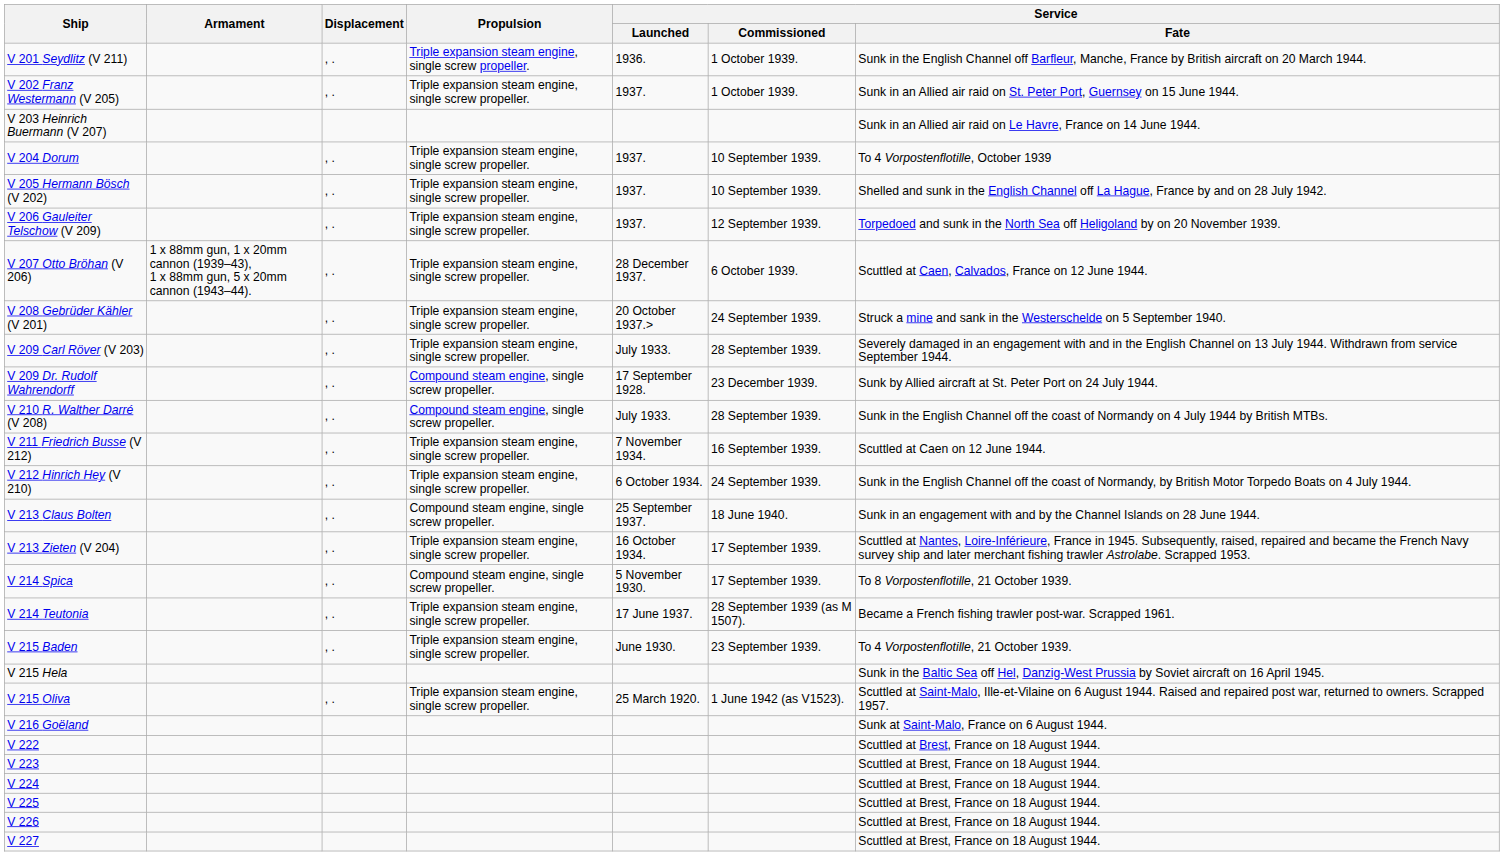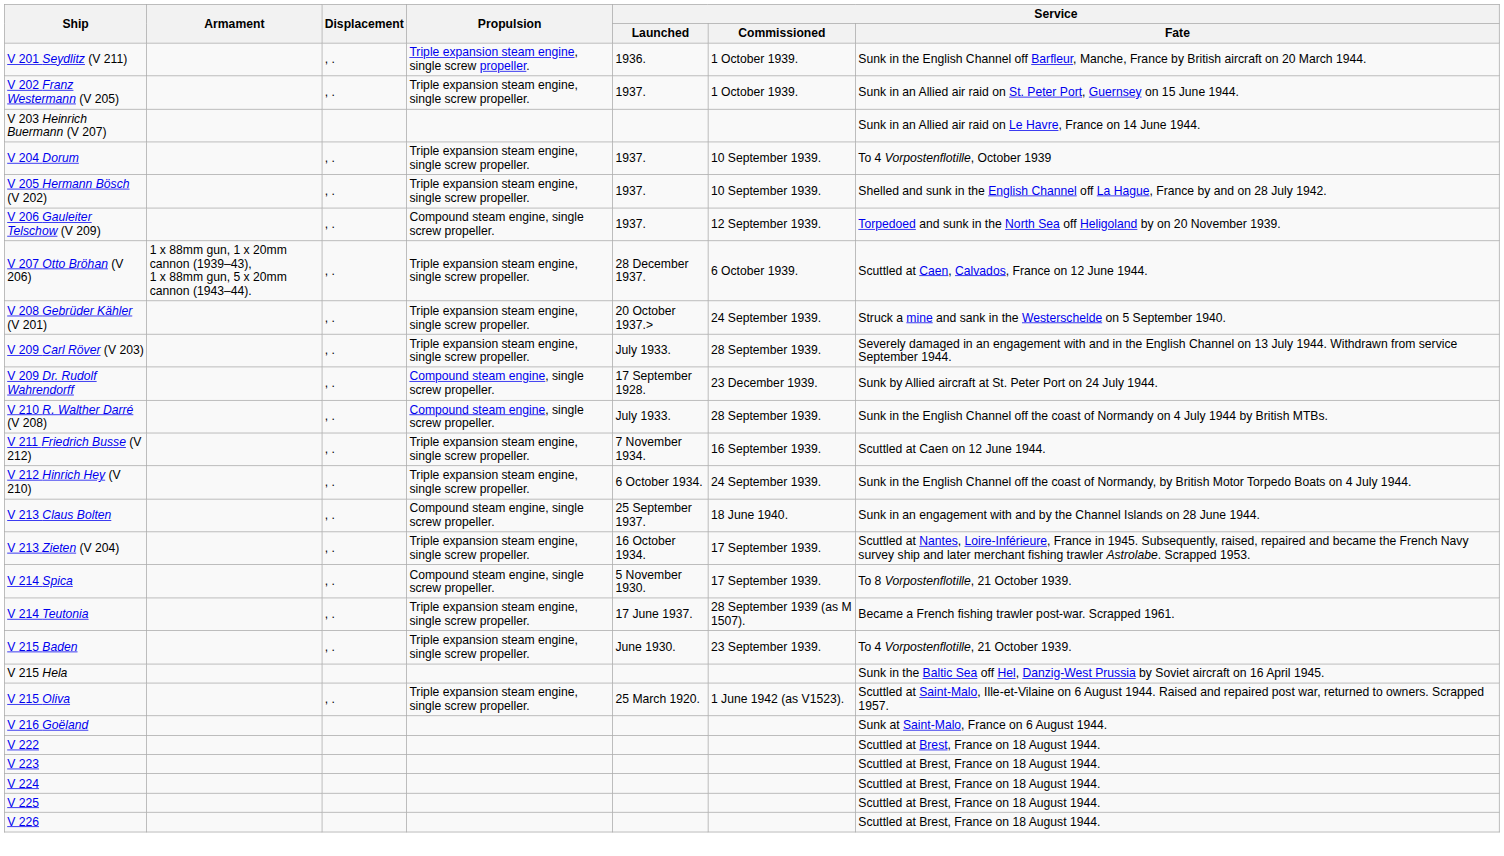(494, 224) Triple expansion steam engine, single screw propeller. -> (497, 224) Compound steam engine, single screw propeller.
- row: (23, 841)
